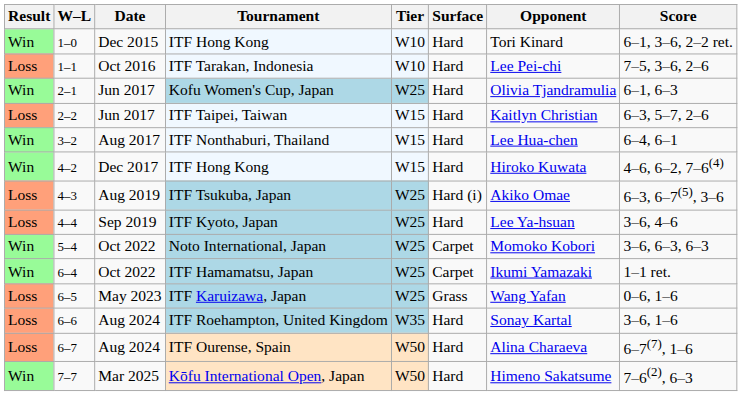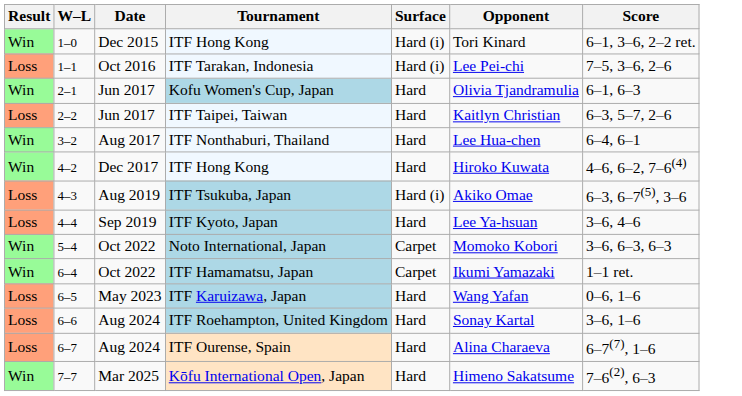- column: (410, 16)
(448, 41) Hard -> (420, 41) Hard (i)
(448, 66) Hard -> (420, 66) Hard (i)
(450, 295) Grass -> (410, 295) Hard
